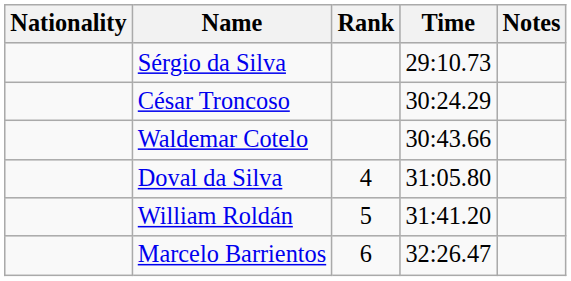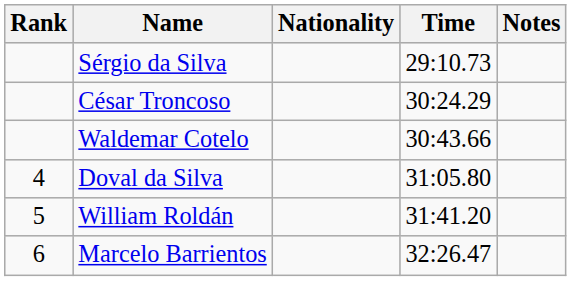columns swapped: (366, 23) <-> (68, 23)
